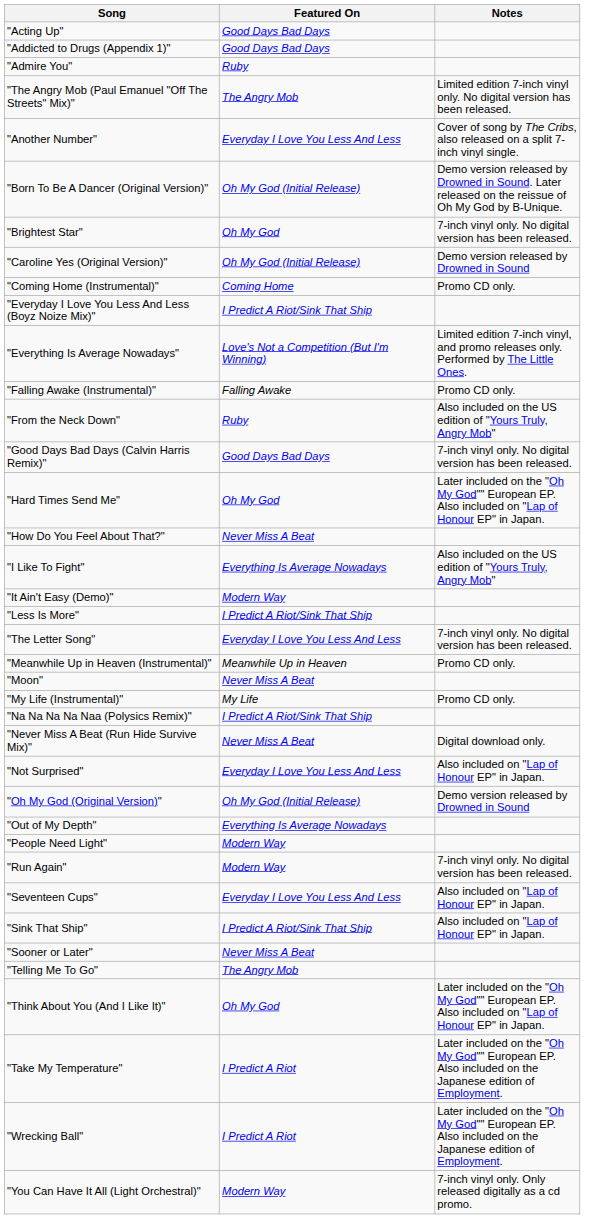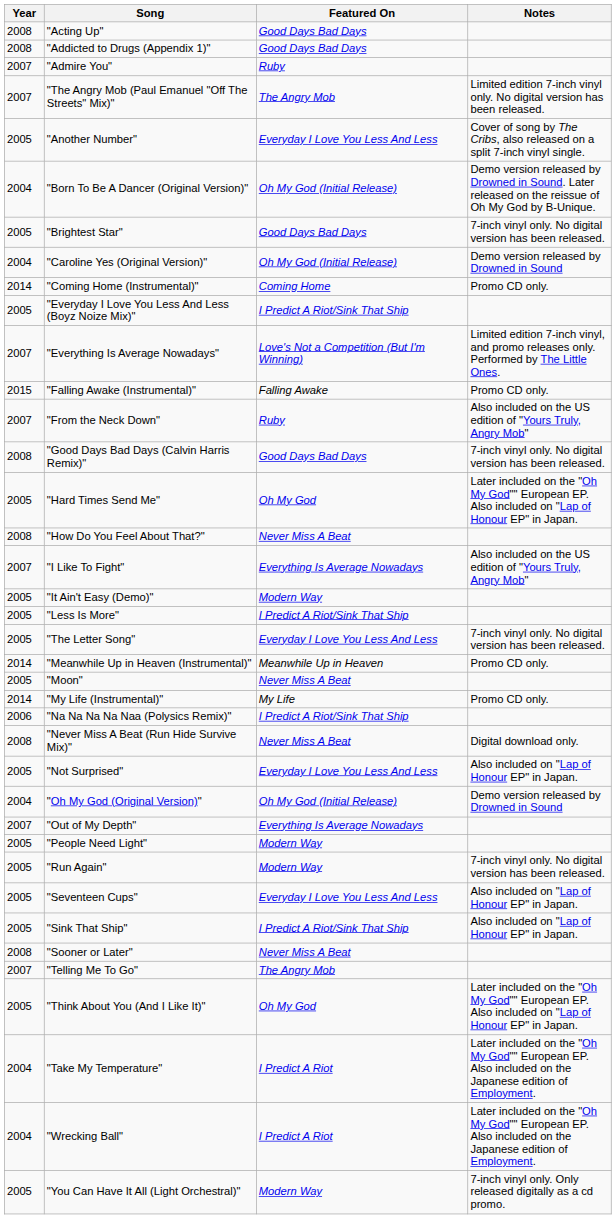+ column: (24, 13)
(251, 232) Oh My God -> (313, 232) Good Days Bad Days
